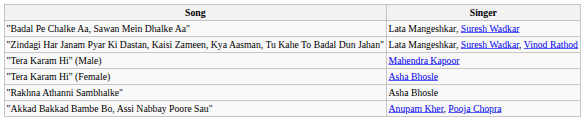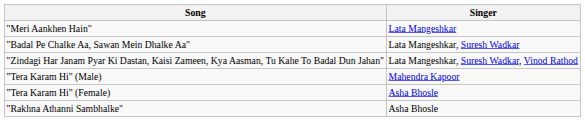+ row: (49, 28)
- row: (110, 108)
